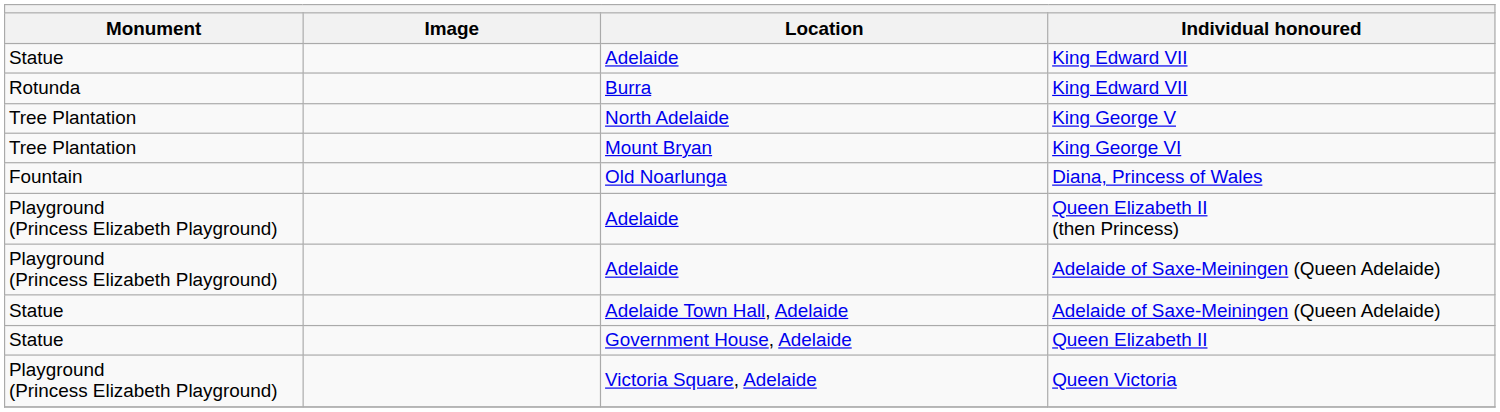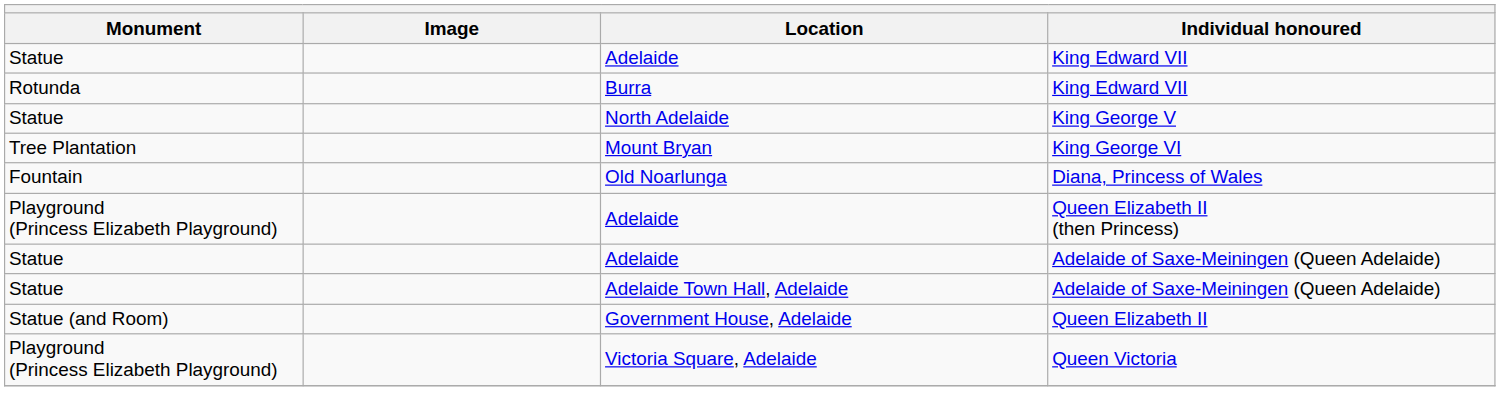(73, 118) Tree Plantation -> (36, 118) Statue
(143, 269) Playground (Princess Elizabeth Playground) -> (36, 259) Statue
(36, 340) Statue -> (89, 318) Statue (and Room)
